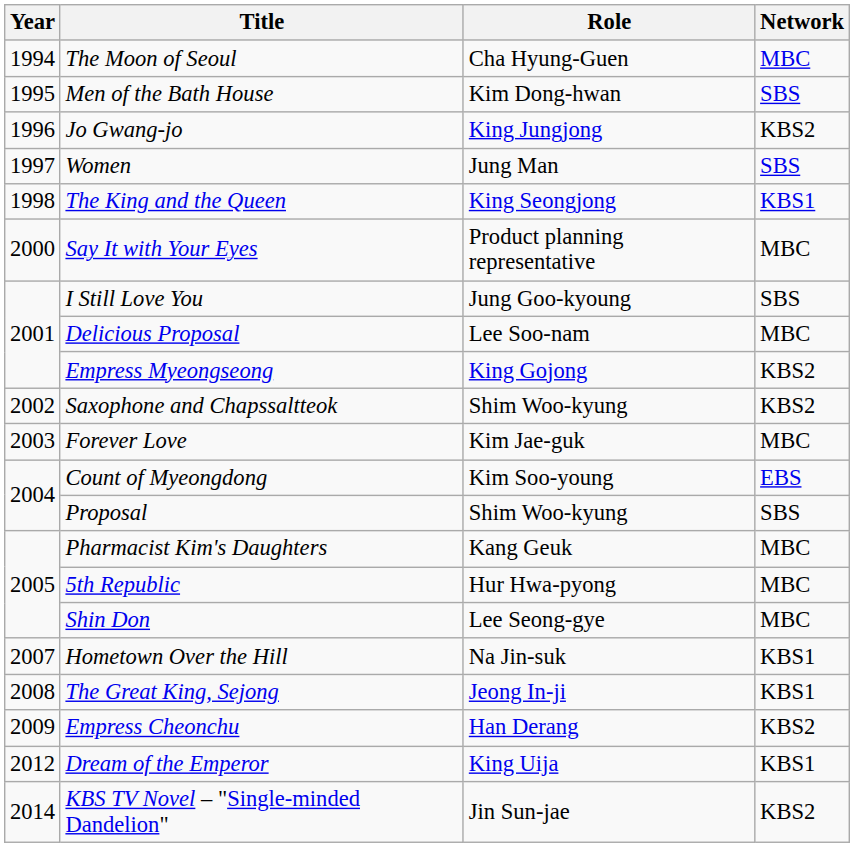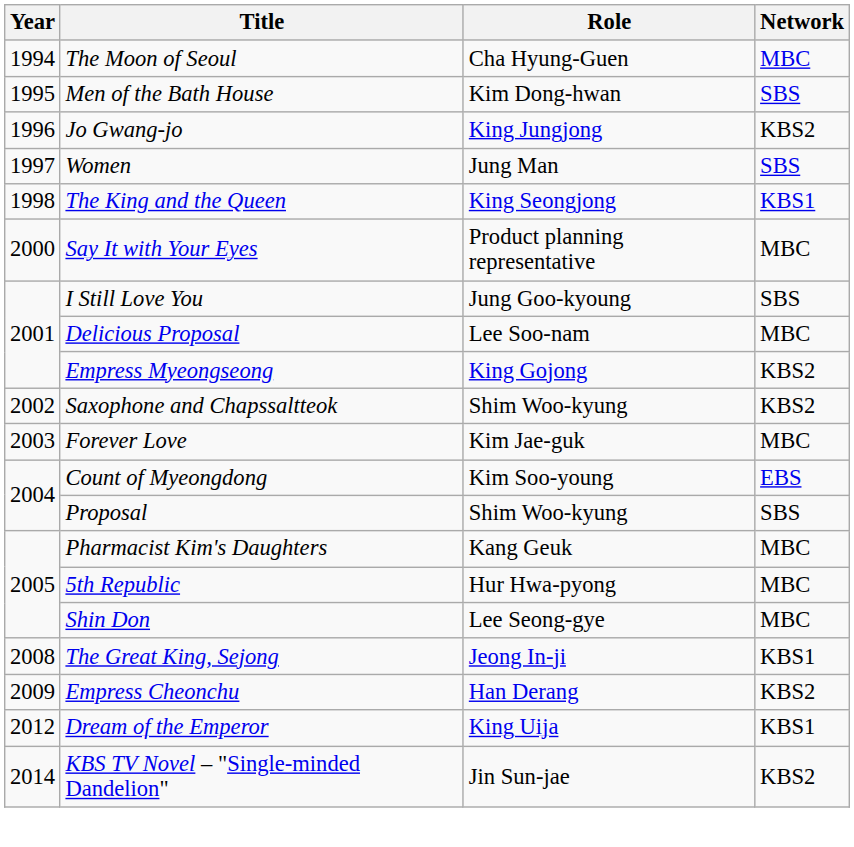- row: (177, 656)
